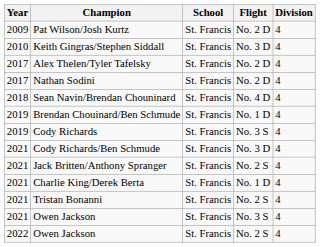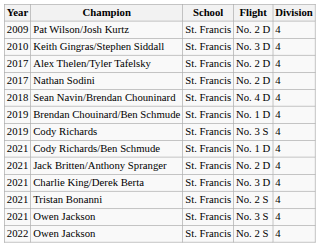(253, 149) No. 3 D -> (253, 149) No. 1 D
(252, 166) No. 2 S -> (253, 166) No. 2 D
(253, 183) No. 1 D -> (253, 183) No. 3 D
